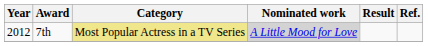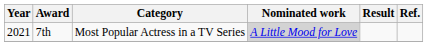(19, 32) 2012 -> (19, 32) 2021
(160, 32) khaki background -> (160, 32) no background
